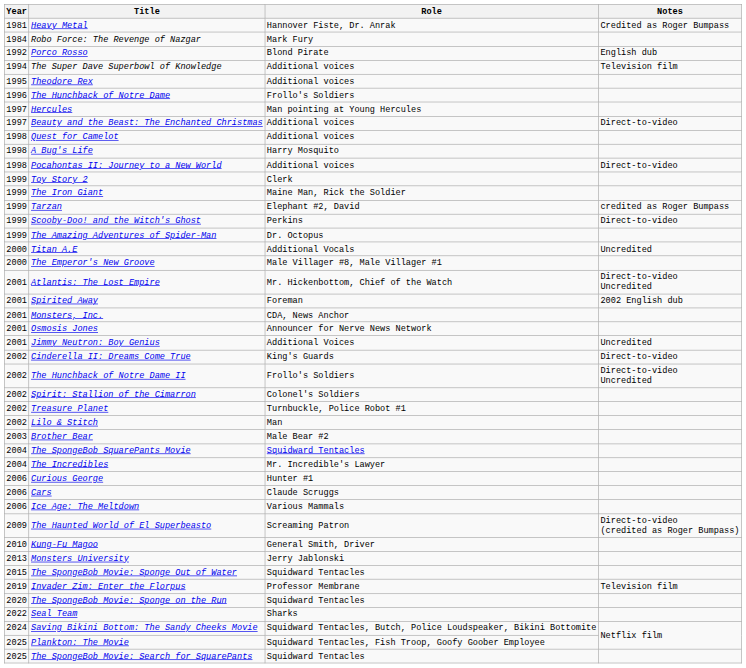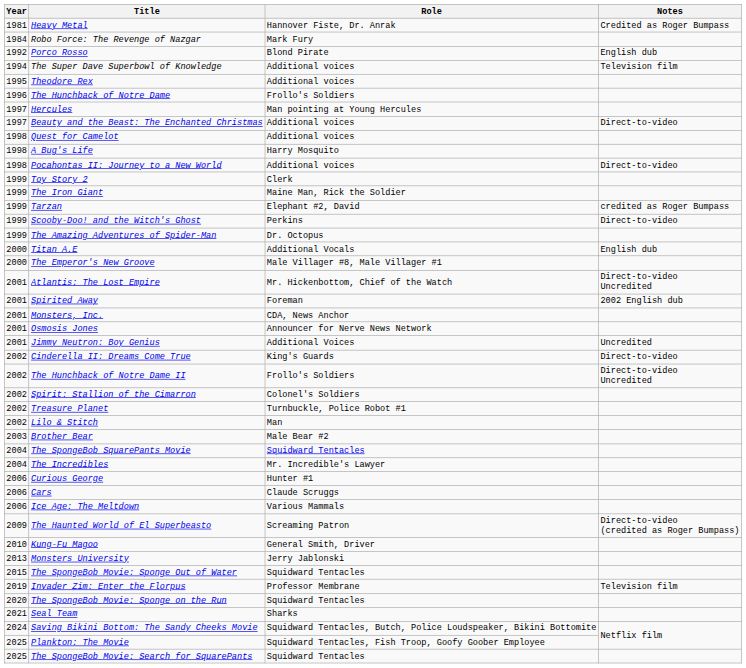(626, 249) Uncredited -> (629, 249) English dub
(17, 614) 2022 -> (17, 614) 2021
